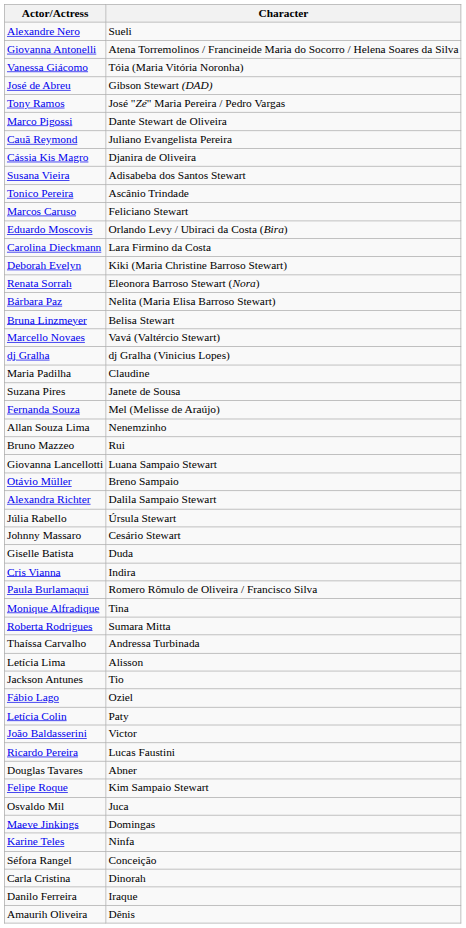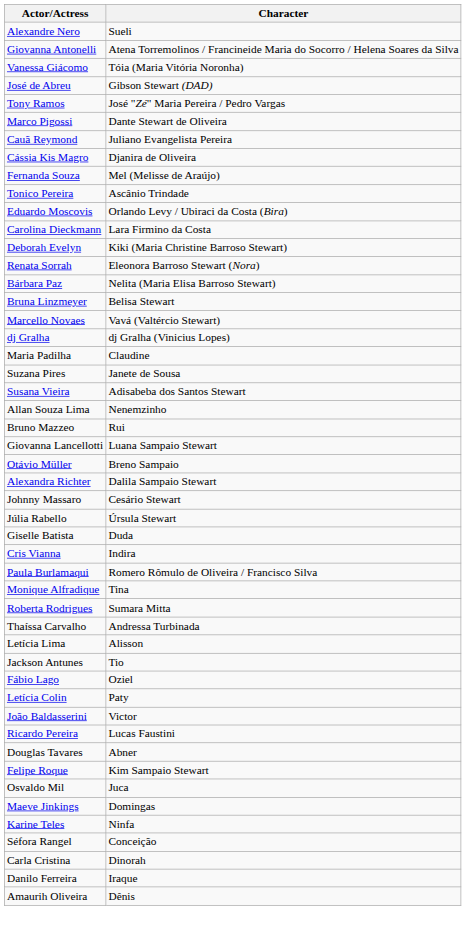rows swapped: (38, 175) <-> (43, 409)
- row: (42, 211)
rows swapped: (44, 535) <-> (37, 517)
